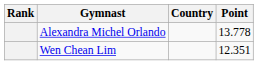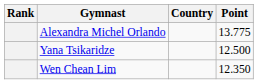(235, 32) 13.778 -> (235, 32) 13.775
+ row: (77, 50)
(235, 50) 12.351 -> (235, 69) 12.350
